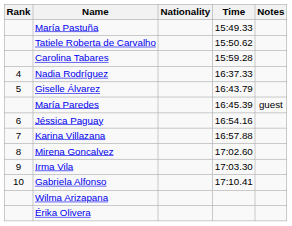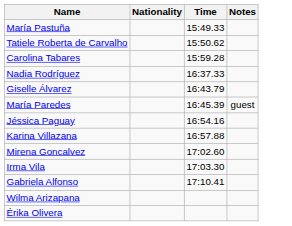- column: (18, 12)
